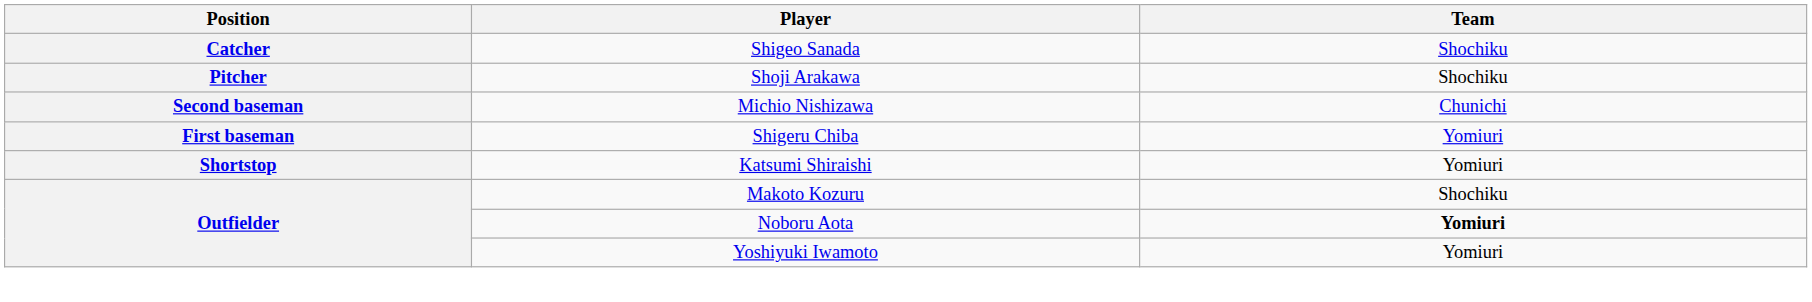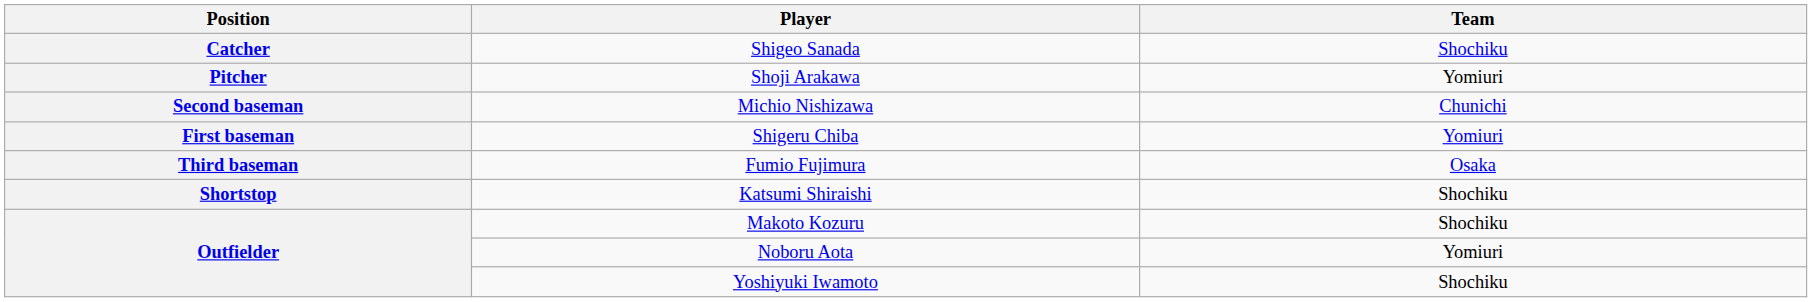(1473, 77) Shochiku -> (1473, 77) Yomiuri
+ row: (805, 164)
(1473, 164) Yomiuri -> (1473, 194) Shochiku
(1473, 223) bold -> (1473, 252) normal
(1473, 252) Yomiuri -> (1473, 281) Shochiku
